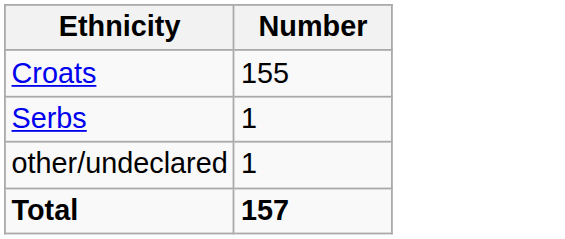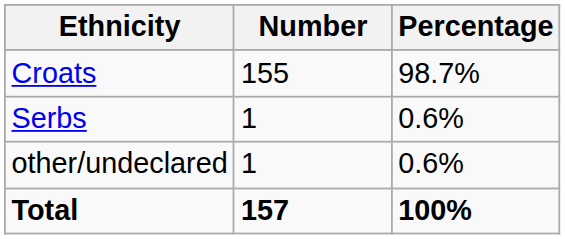+ column: (476, 27)
